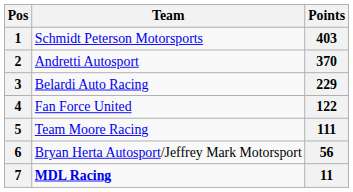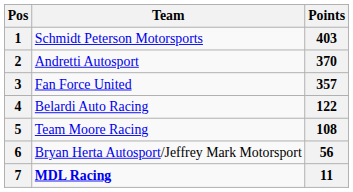(92, 84) Belardi Auto Racing -> (83, 84) Fan Force United
(327, 84) 229 -> (327, 84) 357
(83, 107) Fan Force United -> (92, 107) Belardi Auto Racing
(327, 130) 111 -> (327, 130) 108
